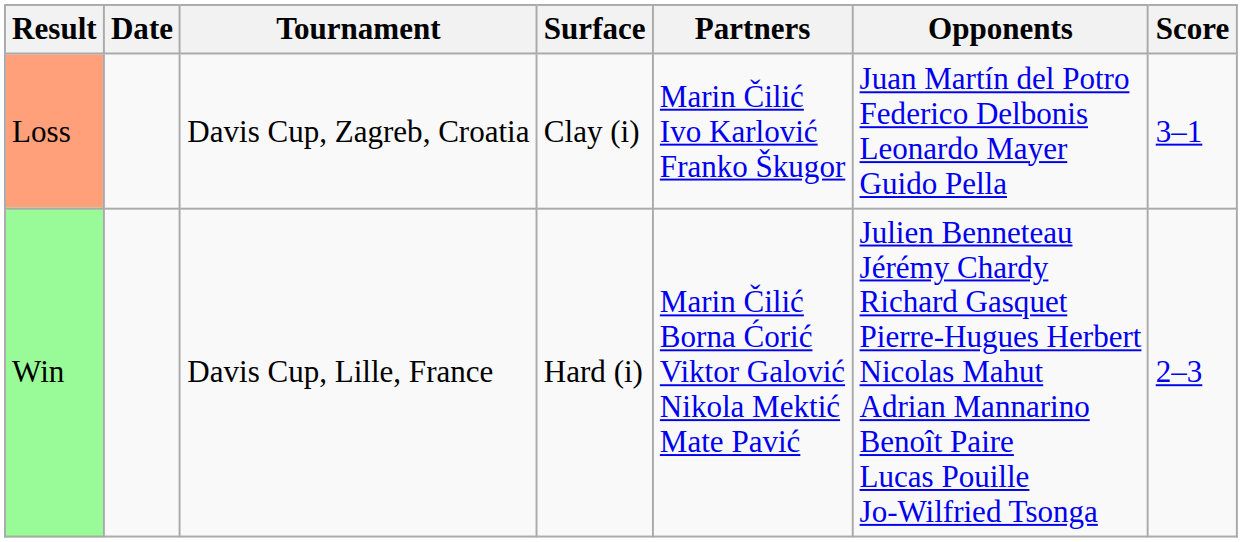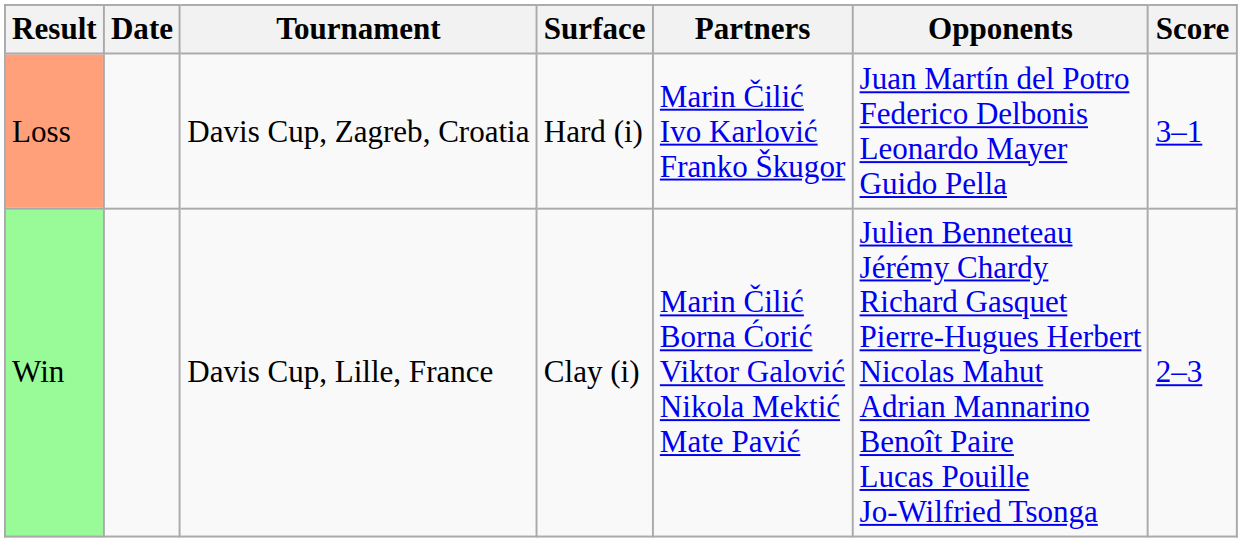(592, 130) Clay (i) -> (593, 130) Hard (i)
(593, 372) Hard (i) -> (592, 372) Clay (i)
